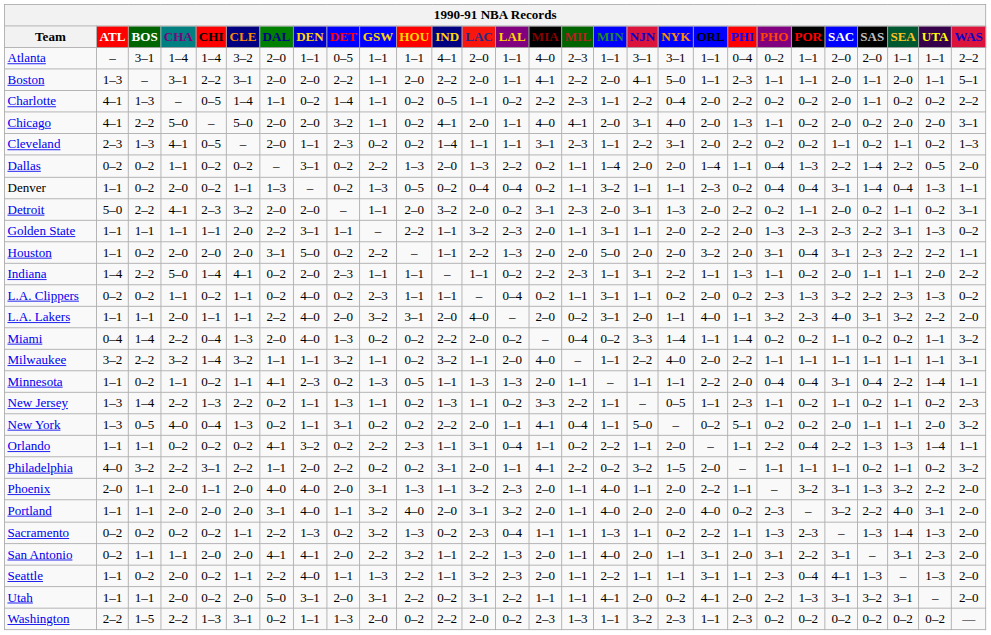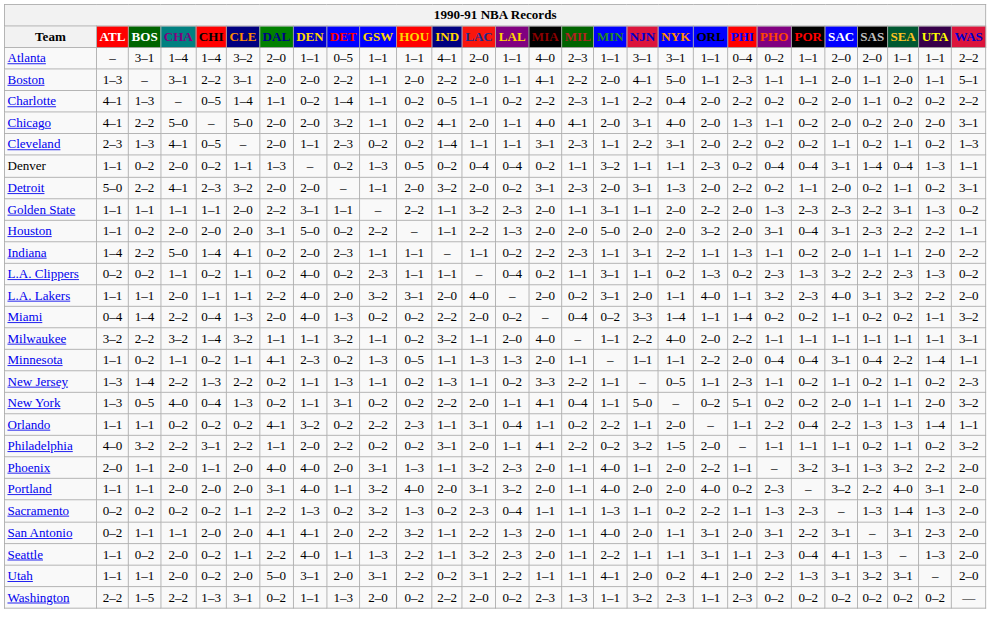- row: (24, 166)
(711, 295) 2–0 -> (711, 274) 1–3
